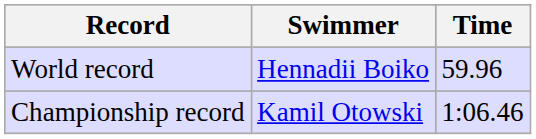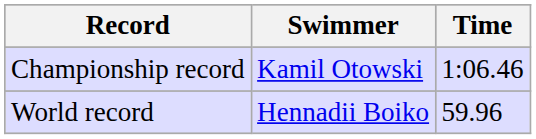rows swapped: (82, 68) <-> (128, 111)
